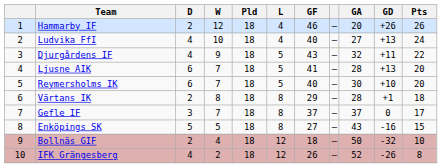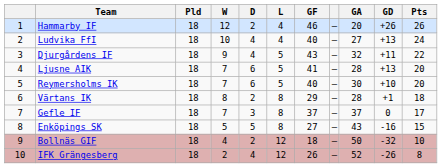columns swapped: (249, 12) <-> (190, 12)
